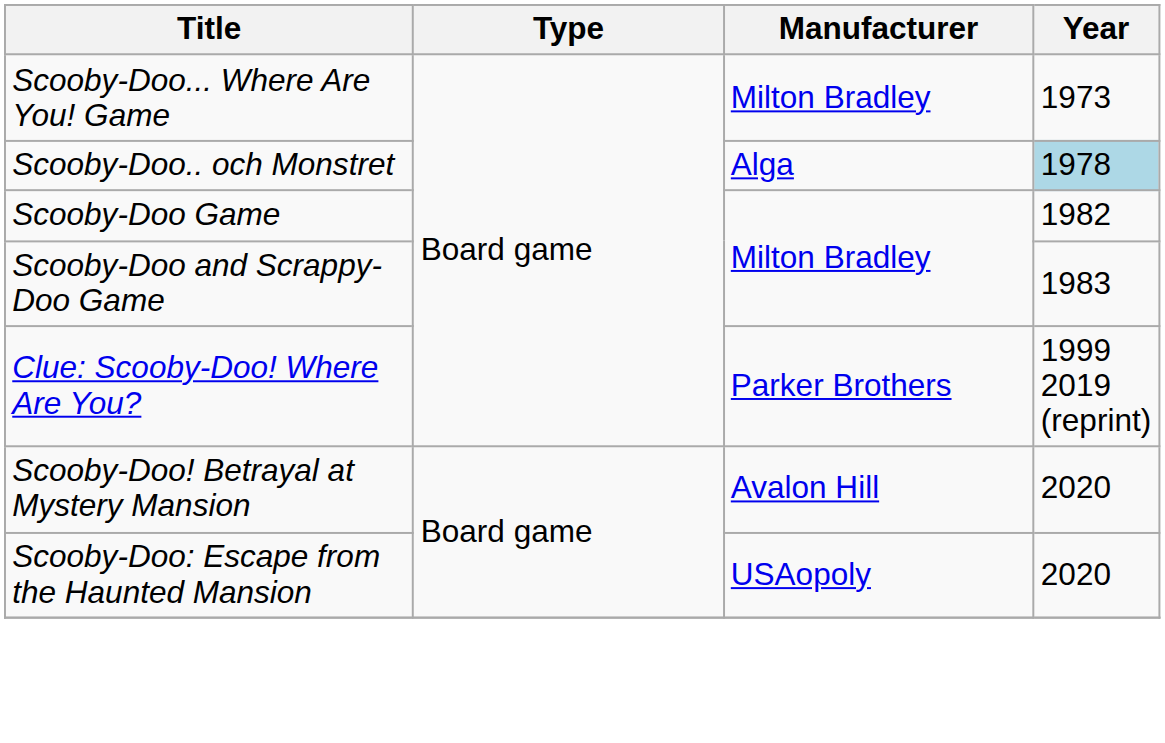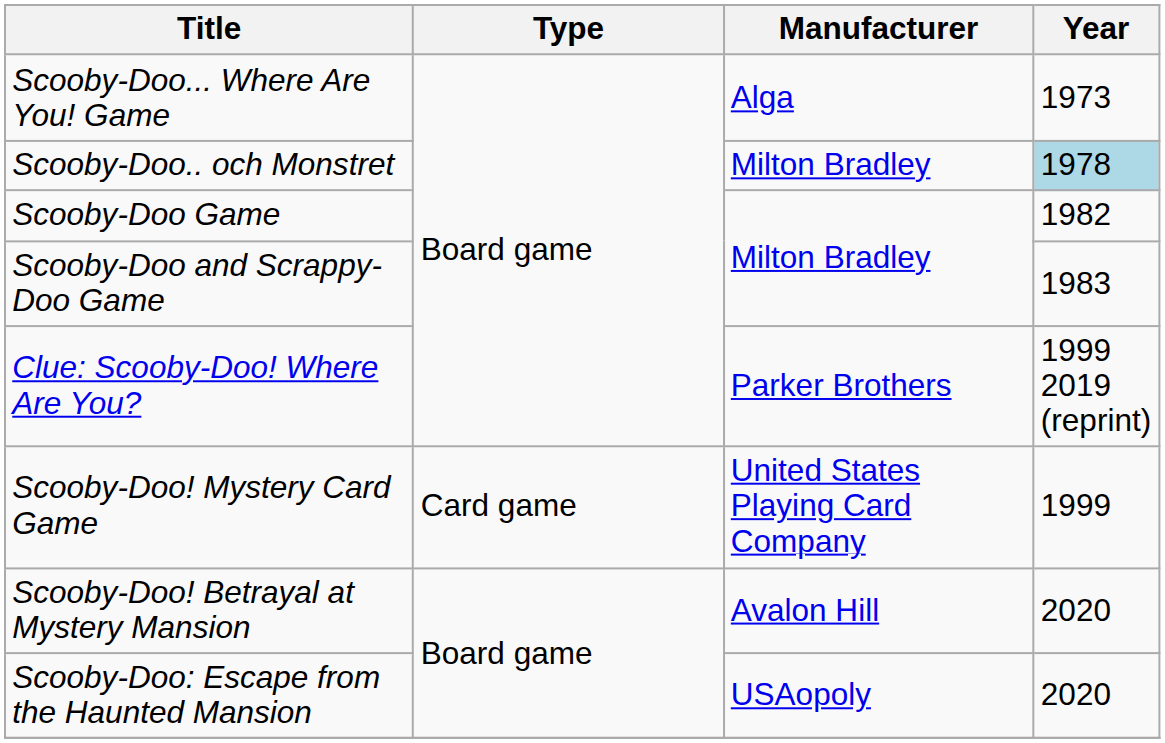(831, 97) Milton Bradley -> (762, 97) Alga
(762, 164) Alga -> (831, 164) Milton Bradley
+ row: (201, 506)
